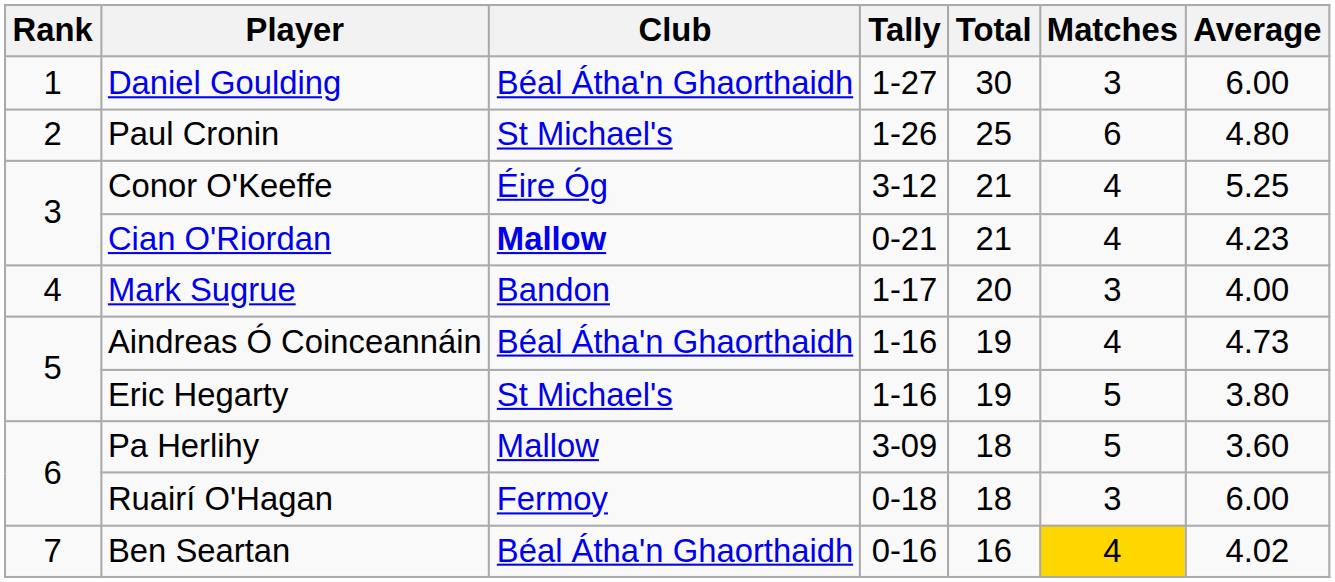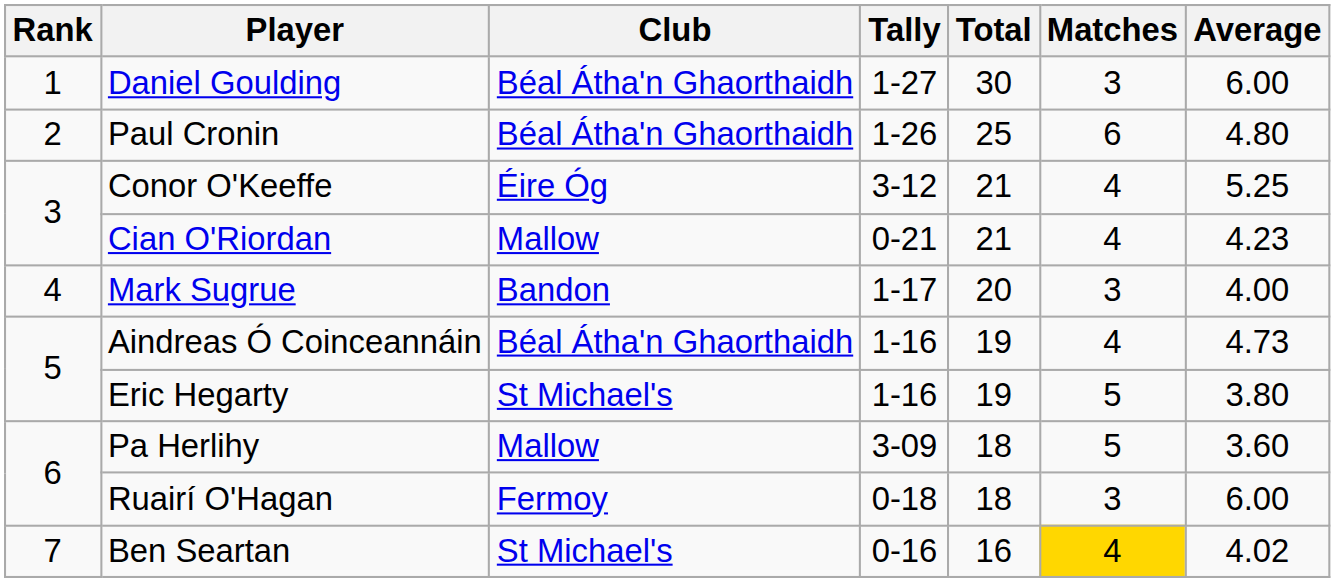(585, 134) St Michael's -> (675, 134) Béal Átha'n Ghaorthaidh
(552, 238) bold -> (548, 238) normal
(675, 550) Béal Átha'n Ghaorthaidh -> (585, 550) St Michael's
